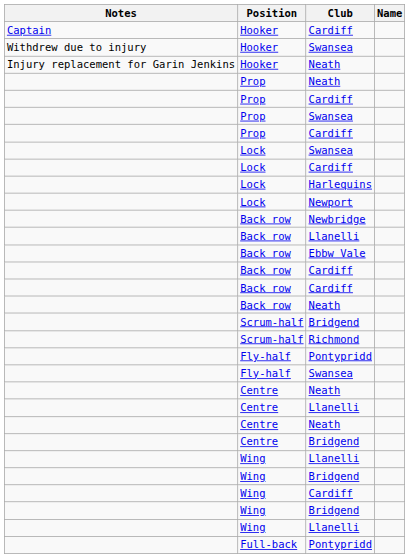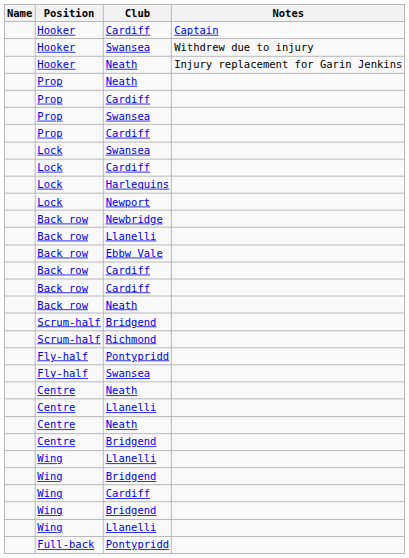columns swapped: (390, 13) <-> (121, 13)
